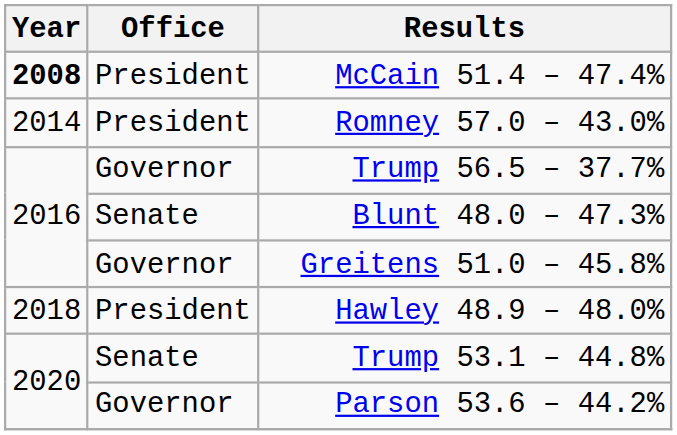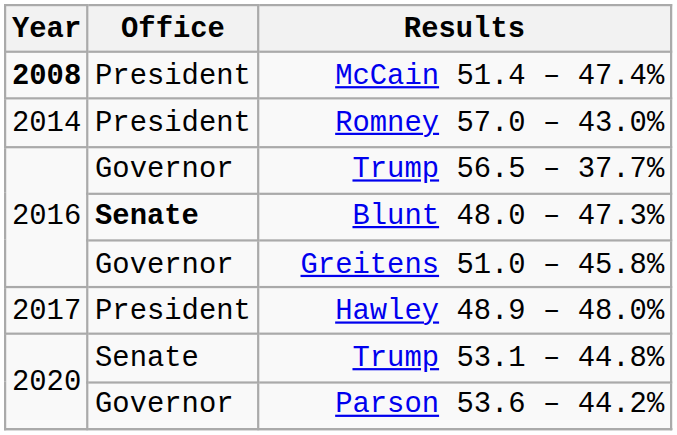(147, 217) normal -> (147, 217) bold
(47, 311) 2018 -> (47, 311) 2017
